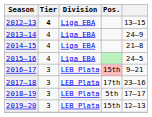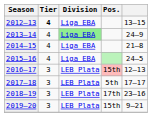(78, 34) no background -> (78, 34) lightgreen background
(135, 70) 9–21 -> (135, 70) 12–13
(112, 82) 17th -> (112, 82) 5th
(135, 82) 23–16 -> (135, 82) 17–17
(112, 94) 5th -> (112, 94) 17th
(135, 94) 17–17 -> (135, 94) 23–16
(135, 106) 12–13 -> (135, 106) 9–21
